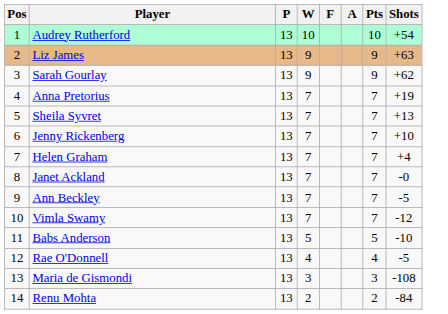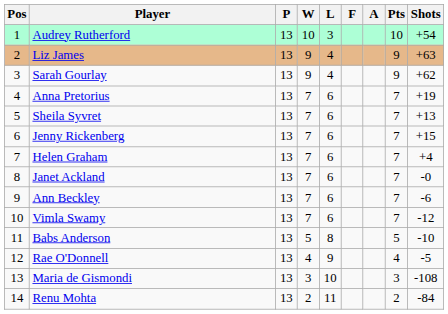+ column: (330, 14)
(404, 136) +10 -> (426, 136) +15
(404, 197) -5 -> (426, 197) -6
